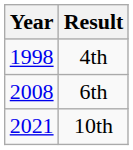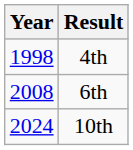(32, 126) 2021 -> (32, 126) 2024
